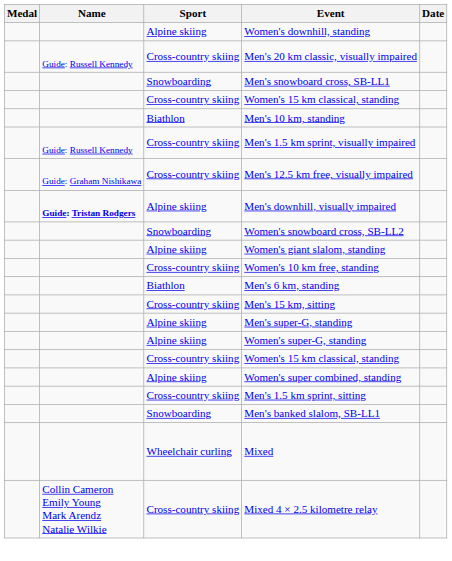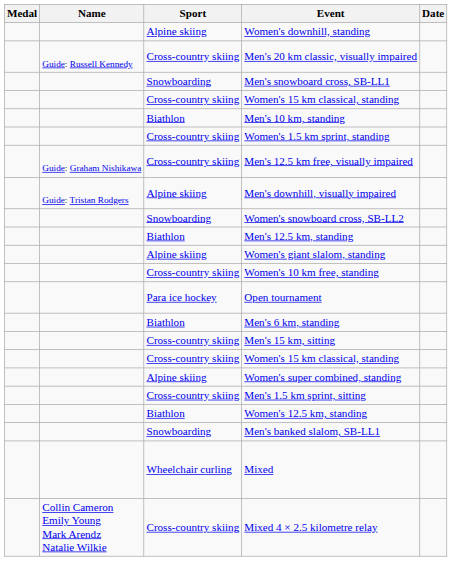- row: (193, 143)
+ row: (193, 136)
(89, 212) bold -> (85, 200) normal
+ row: (166, 236)
+ row: (182, 297)
- row: (177, 322)
- row: (177, 340)
+ row: (166, 414)
